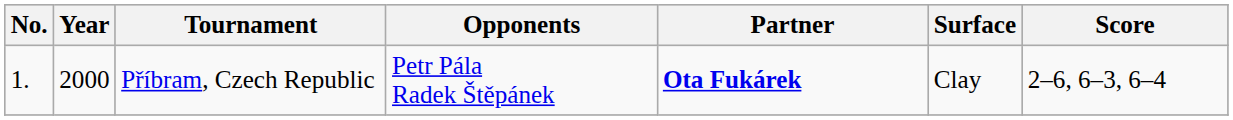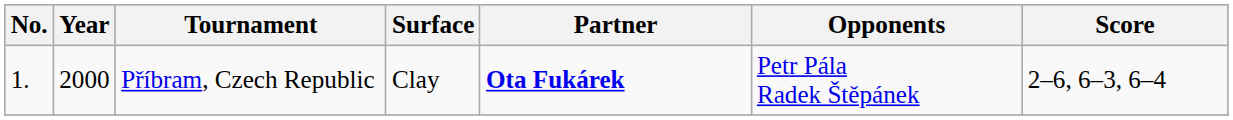columns swapped: (975, 24) <-> (522, 24)
